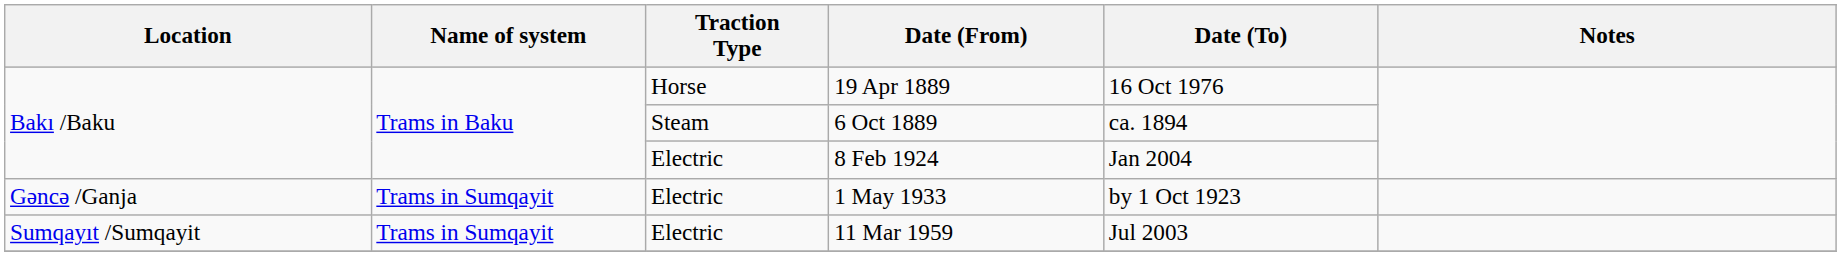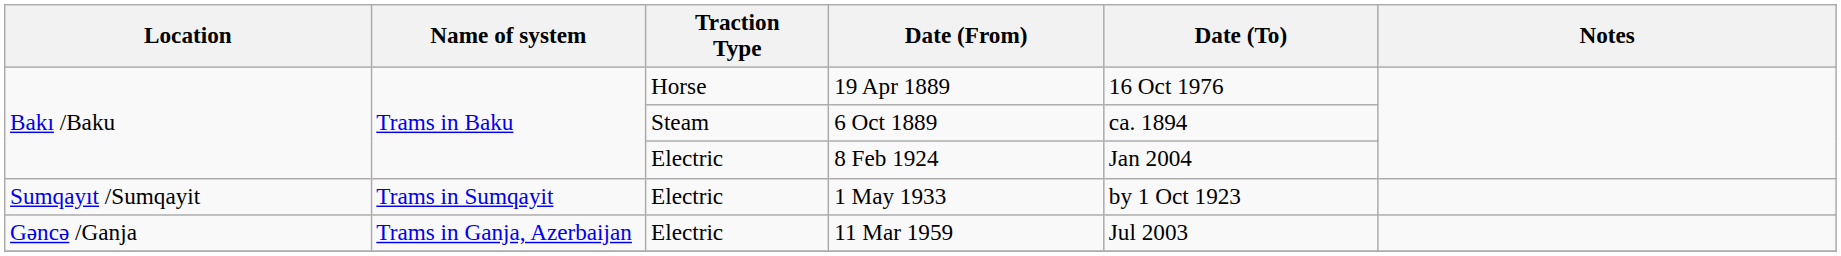(74, 196) Gəncə /Ganja -> (105, 196) Sumqayıt /Sumqayit
(105, 232) Sumqayıt /Sumqayit -> (74, 232) Gəncə /Ganja
(465, 232) Trams in Sumqayit -> (504, 232) Trams in Ganja, Azerbaijan
